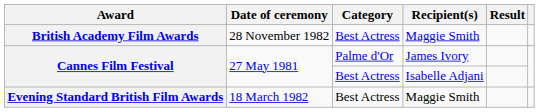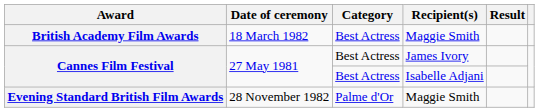(279, 35) 28 November 1982 -> (269, 35) 18 March 1982
(364, 55) Palme d'Or -> (367, 55) Best Actress
(269, 96) 18 March 1982 -> (279, 96) 28 November 1982
(367, 96) Best Actress -> (364, 96) Palme d'Or
